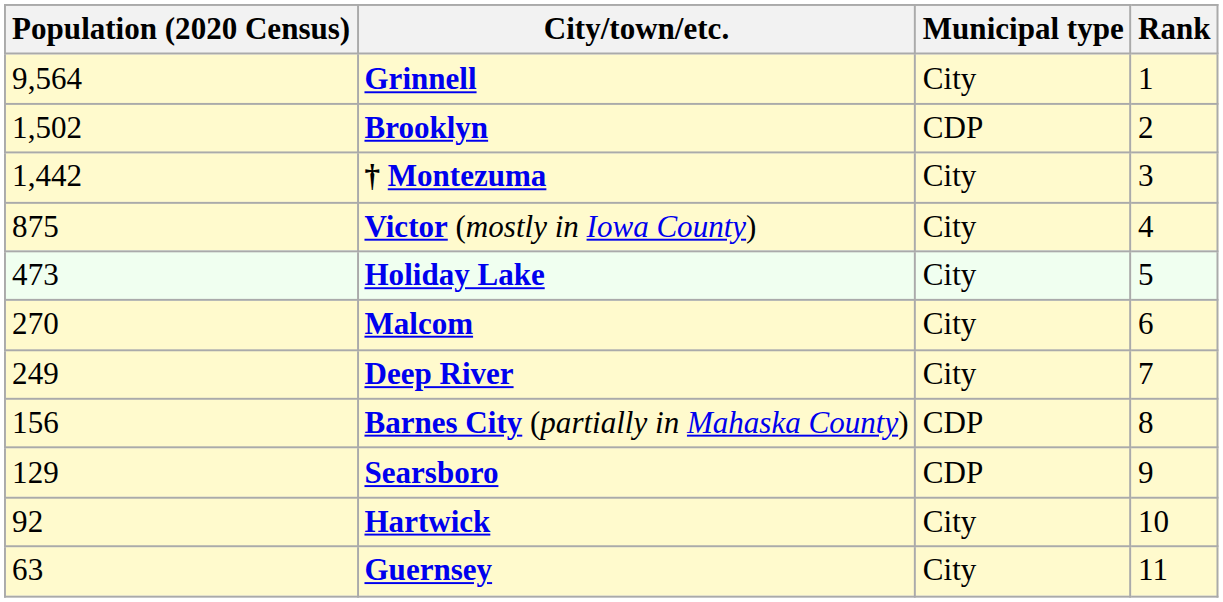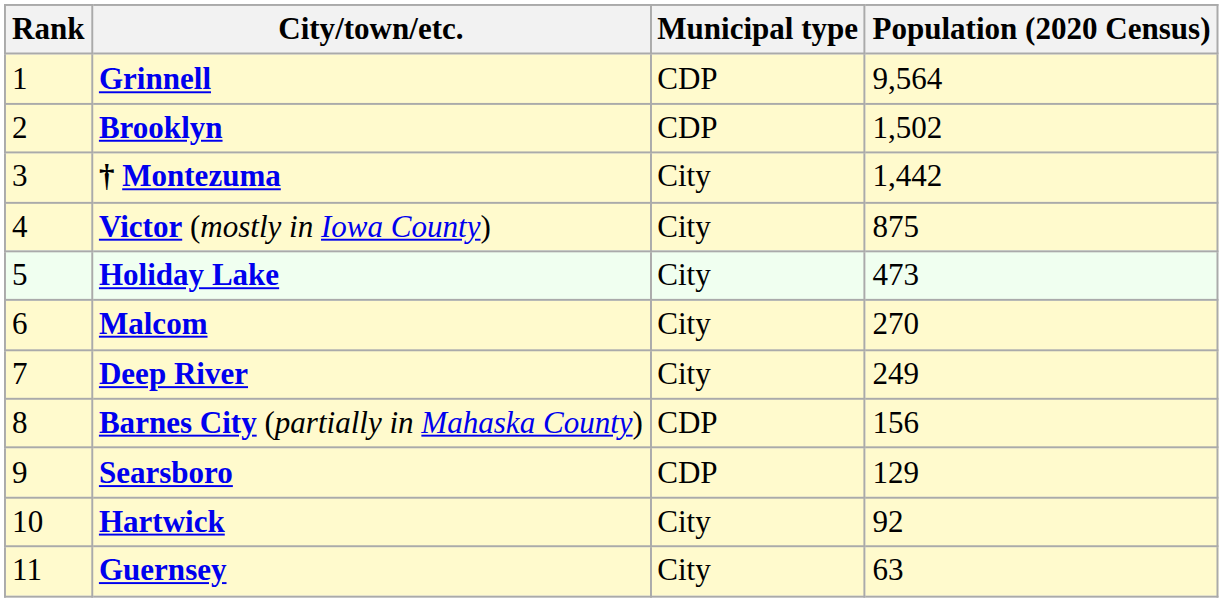columns swapped: (1174, 29) <-> (181, 29)
(950, 78) City -> (687, 78) CDP
